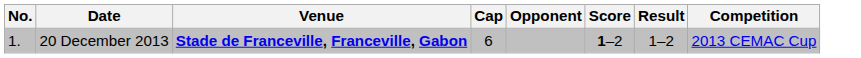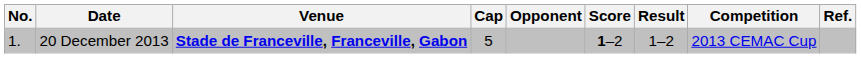+ column: (838, 16)
(489, 40) 6 -> (489, 40) 5
